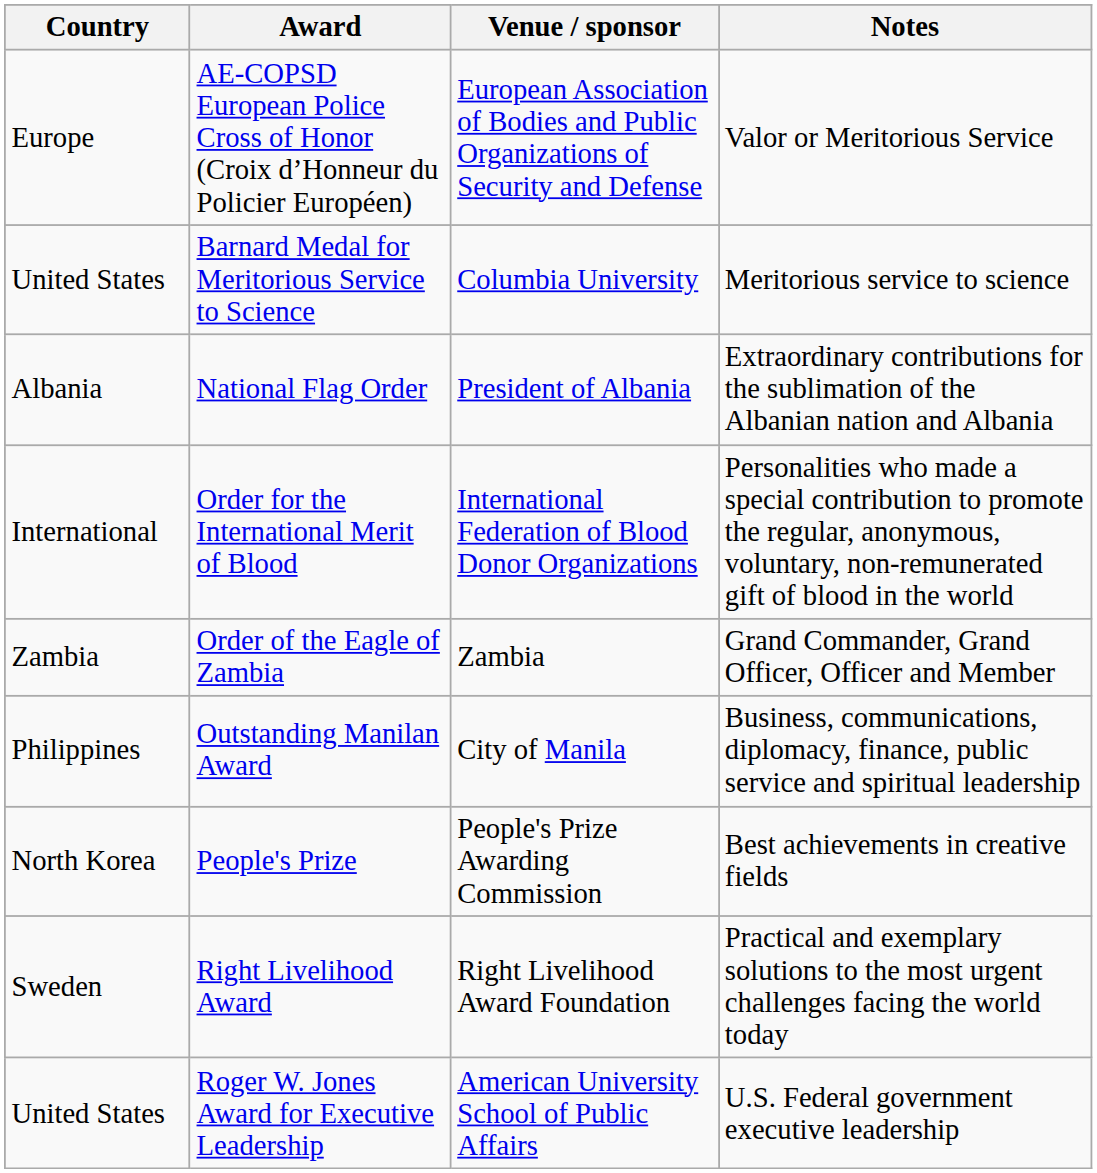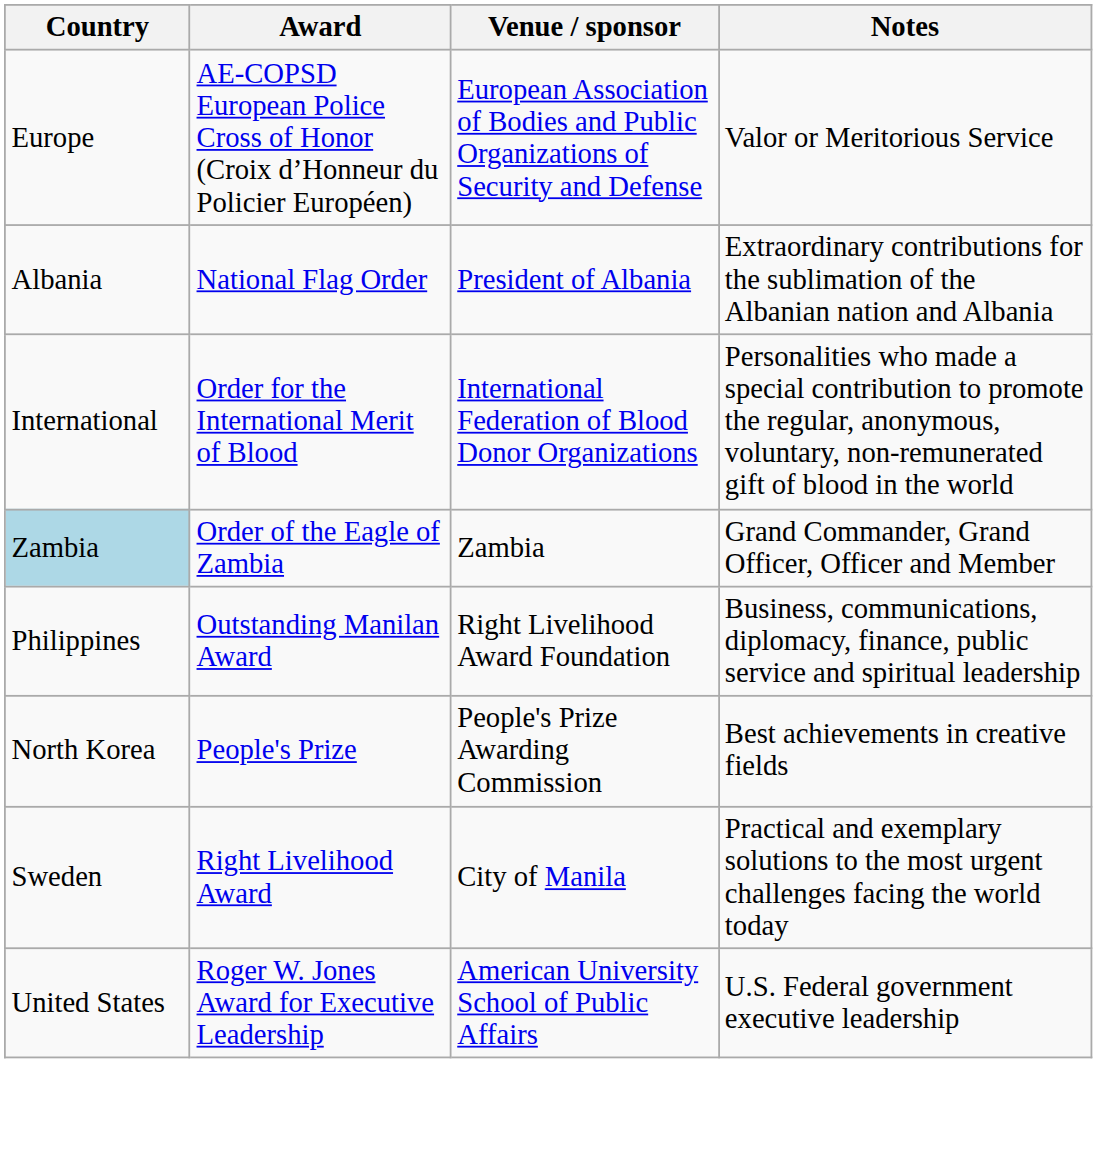- row: (311, 279)
(55, 657) no background -> (55, 547) lightblue background
(542, 750) City of Manila -> (564, 640) Right Livelihood Award Foundation
(564, 986) Right Livelihood Award Foundation -> (542, 876) City of Manila
